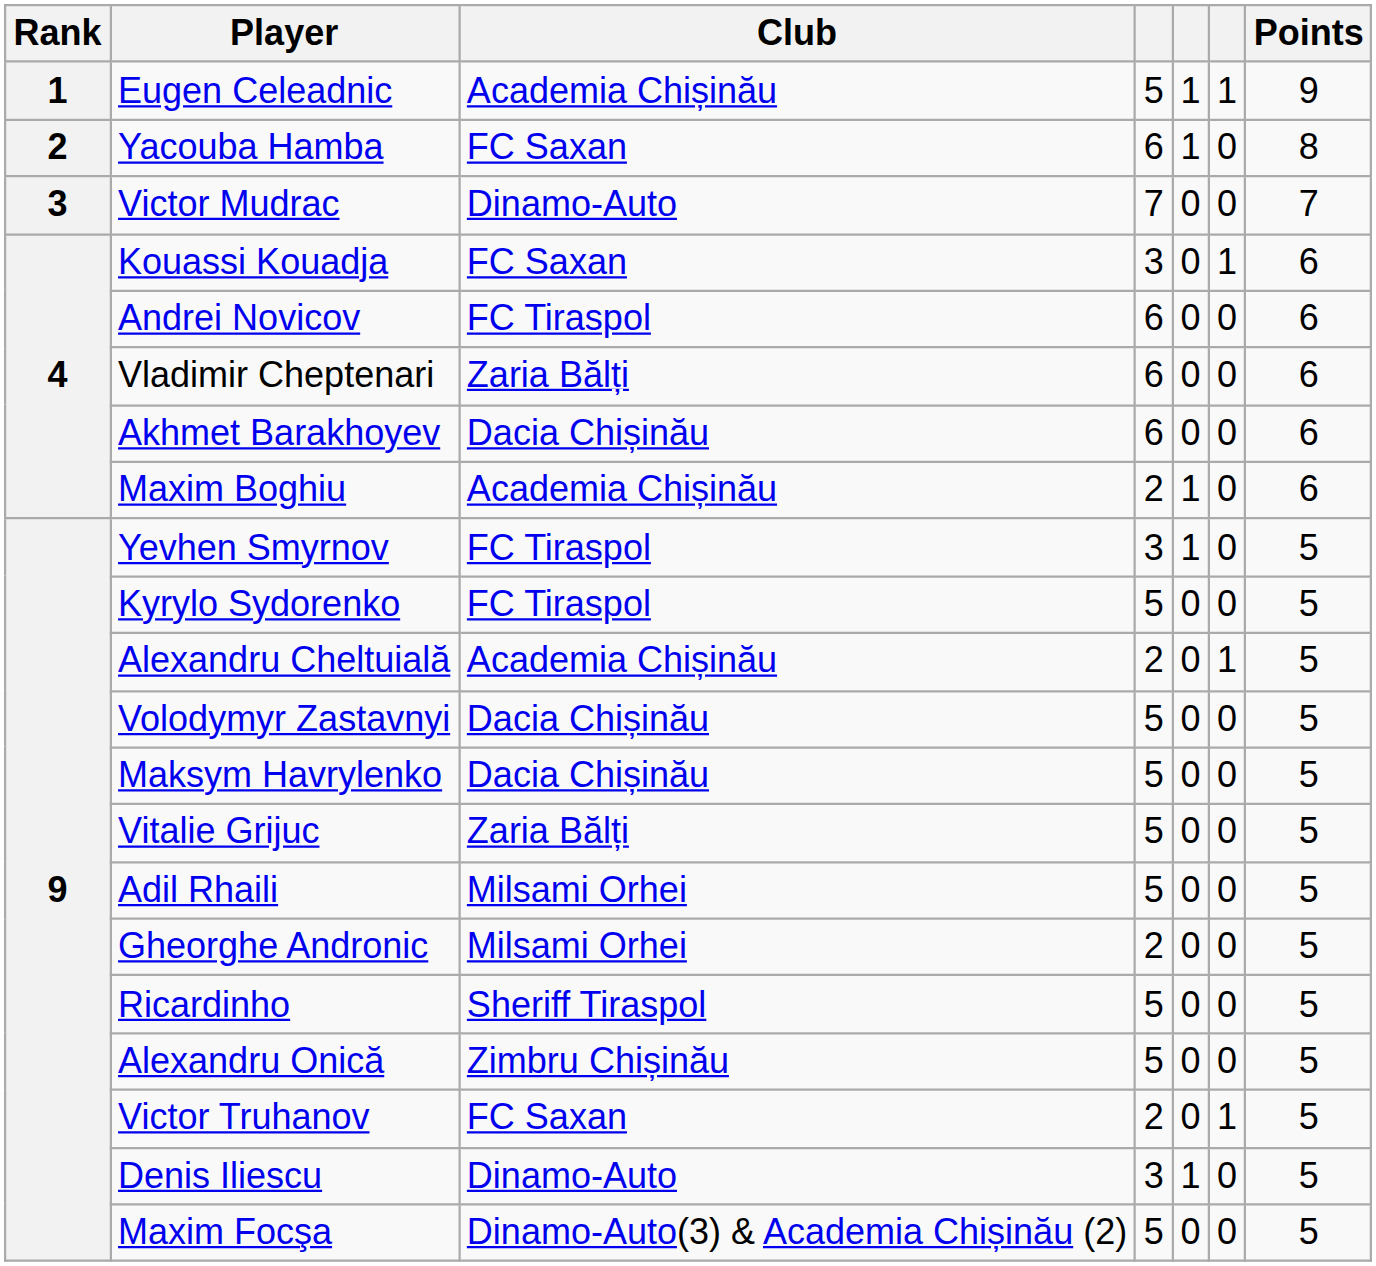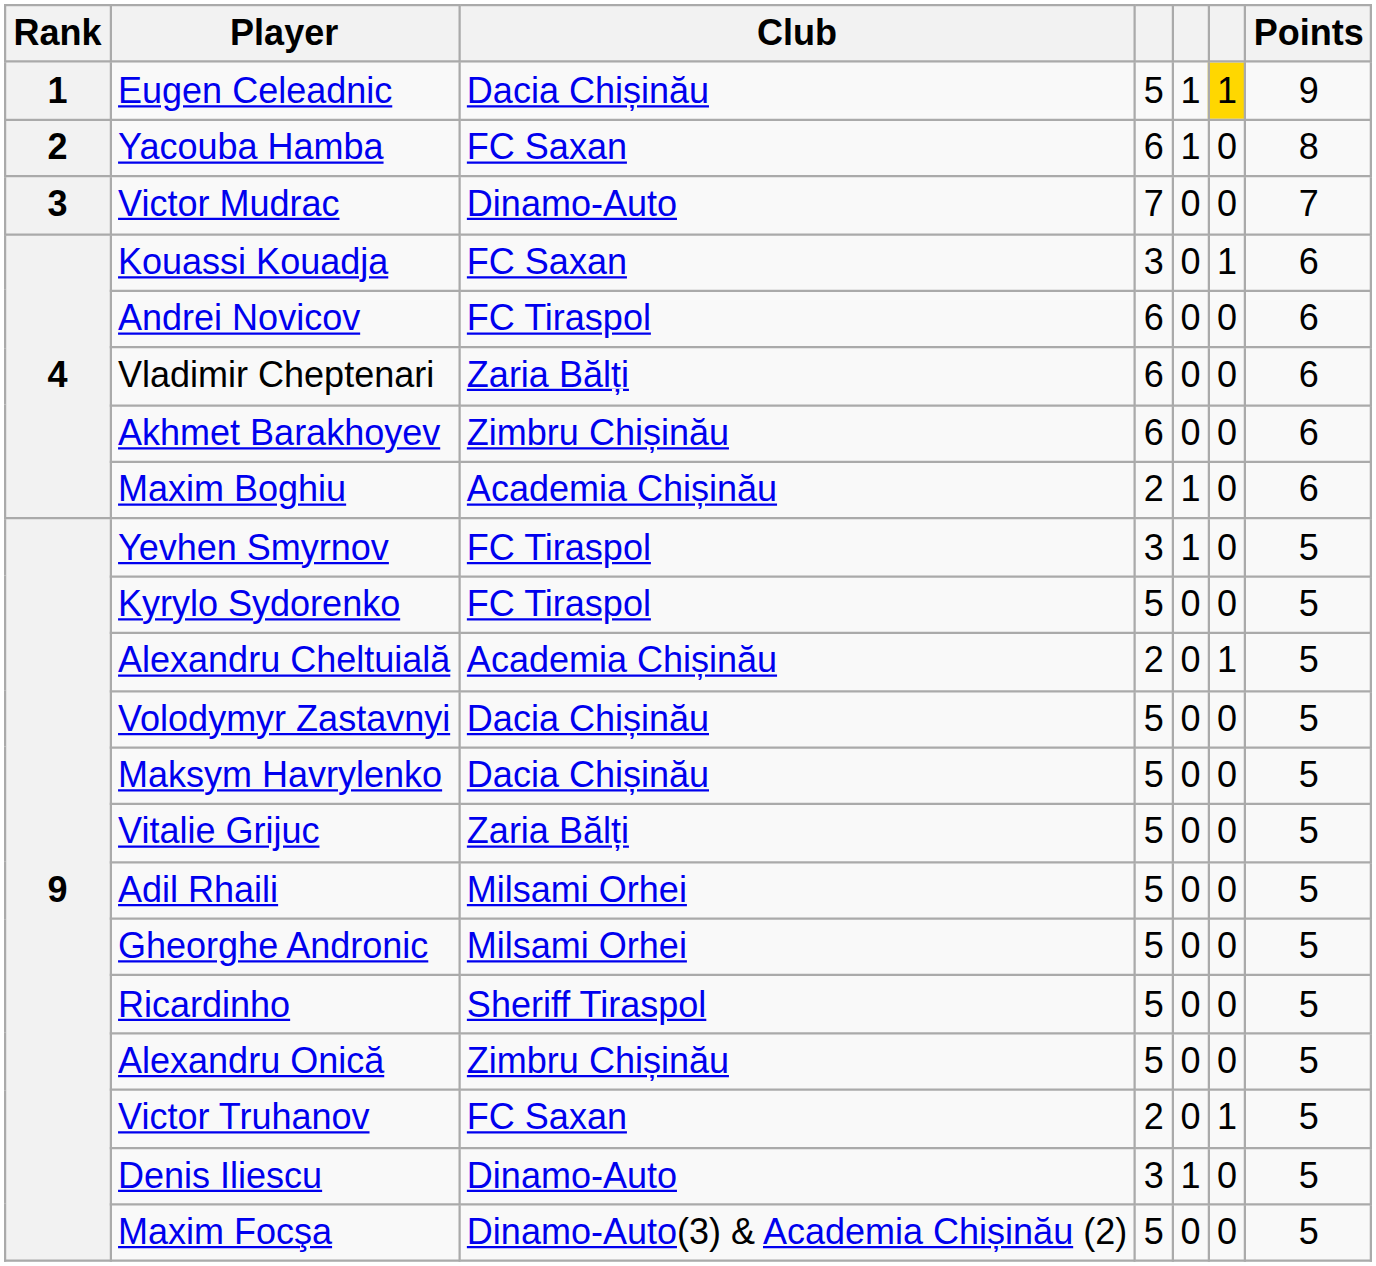(622, 90) Academia Chișinău -> (588, 90) Dacia Chișinău
(1227, 90) no background -> (1227, 90) gold background
(588, 432) Dacia Chișinău -> (598, 432) Zimbru Chișinău
(1154, 946) 2 -> (1154, 946) 5
